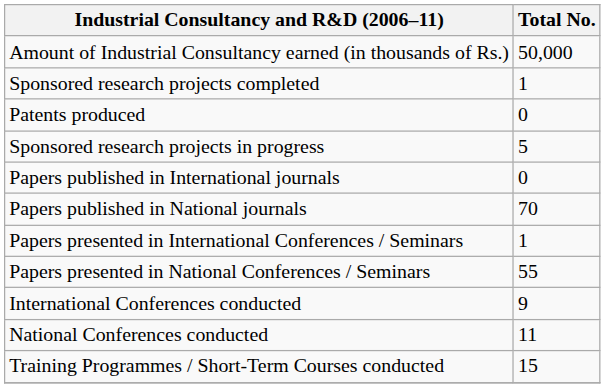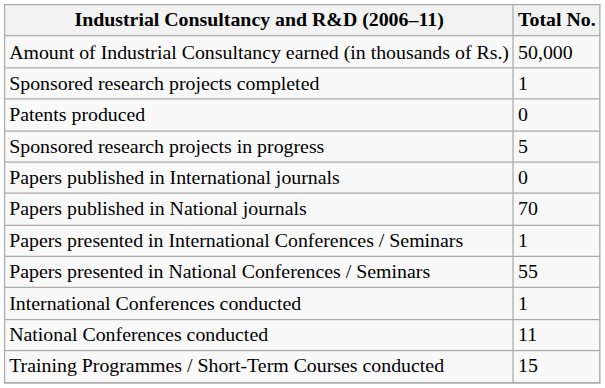(523, 303) 9 -> (523, 303) 1
